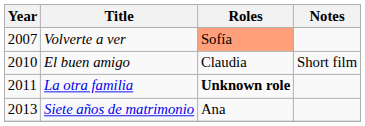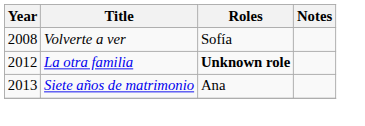(23, 39) 2007 -> (23, 39) 2008
(216, 39) lightsalmon background -> (216, 39) no background
- row: (87, 62)
(22, 86) 2011 -> (23, 62) 2012
